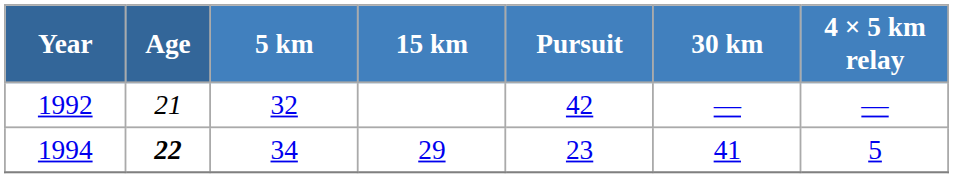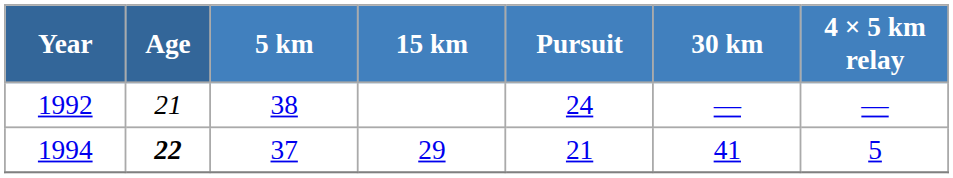(284, 104) 32 -> (284, 104) 38
(580, 104) 42 -> (580, 104) 24
(284, 149) 34 -> (284, 149) 37
(580, 149) 23 -> (580, 149) 21
